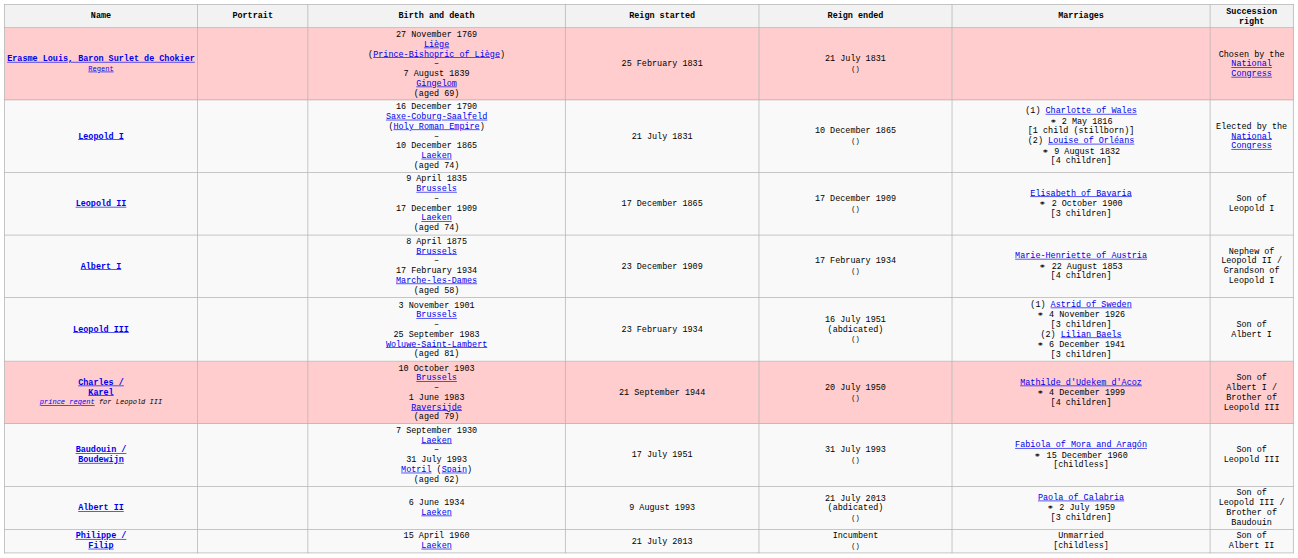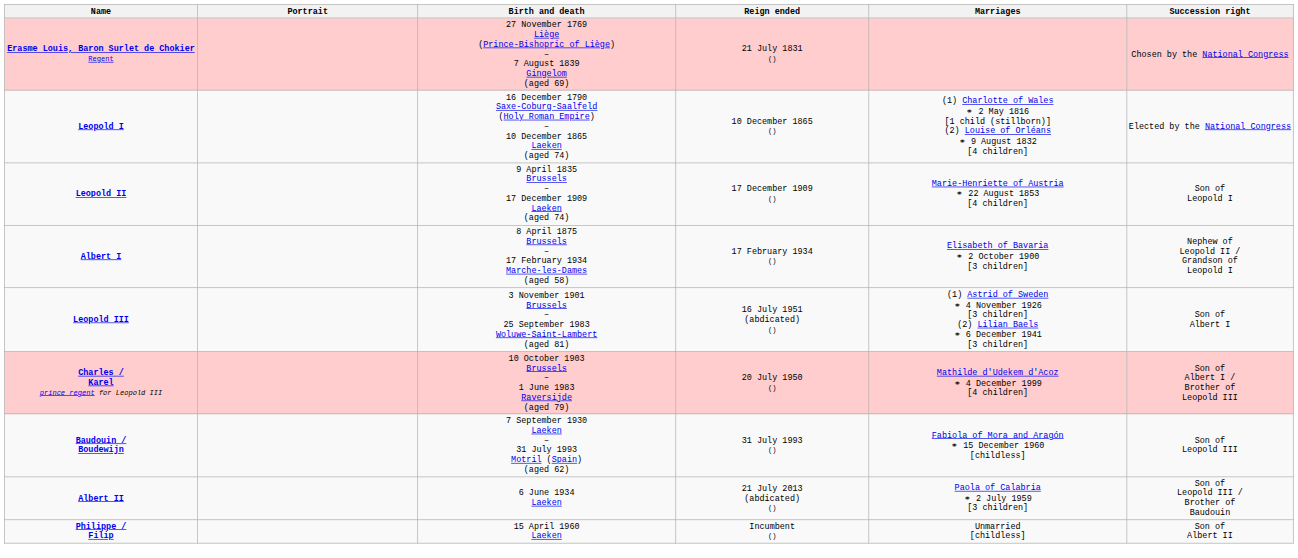- column: (662, 16)
(1081, 204) Elisabeth of Bavaria ⚭ 2 October 1900 [3 children] -> (998, 194) Marie-Henriette of Austria ⚭ 22 August 1853 [4 children]
(1081, 266) Marie-Henriette of Austria ⚭ 22 August 1853 [4 children] -> (998, 256) Elisabeth of Bavaria ⚭ 2 October 1900 [3 children]
